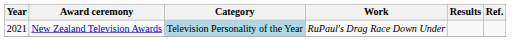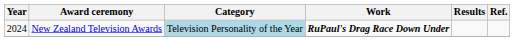(17, 28) 2021 -> (17, 28) 2024
(376, 28) normal -> (378, 28) bold
